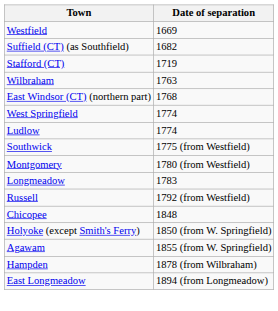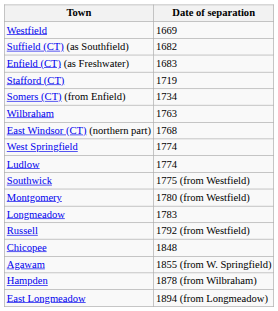+ row: (68, 63)
+ row: (66, 97)
- row: (73, 231)
